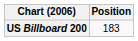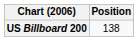(111, 28) 183 -> (111, 28) 138
